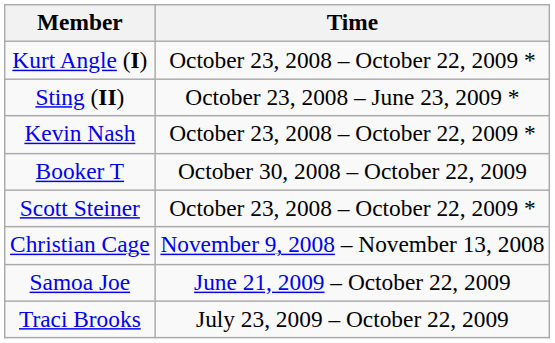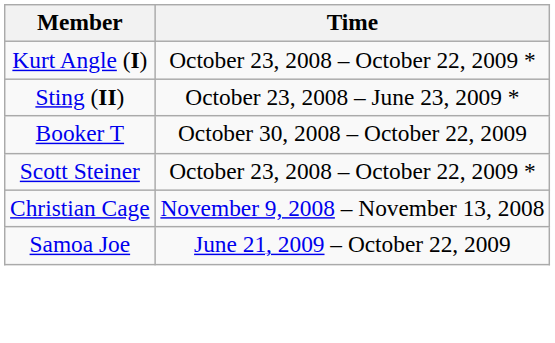- row: (80, 134)
- row: (80, 319)
